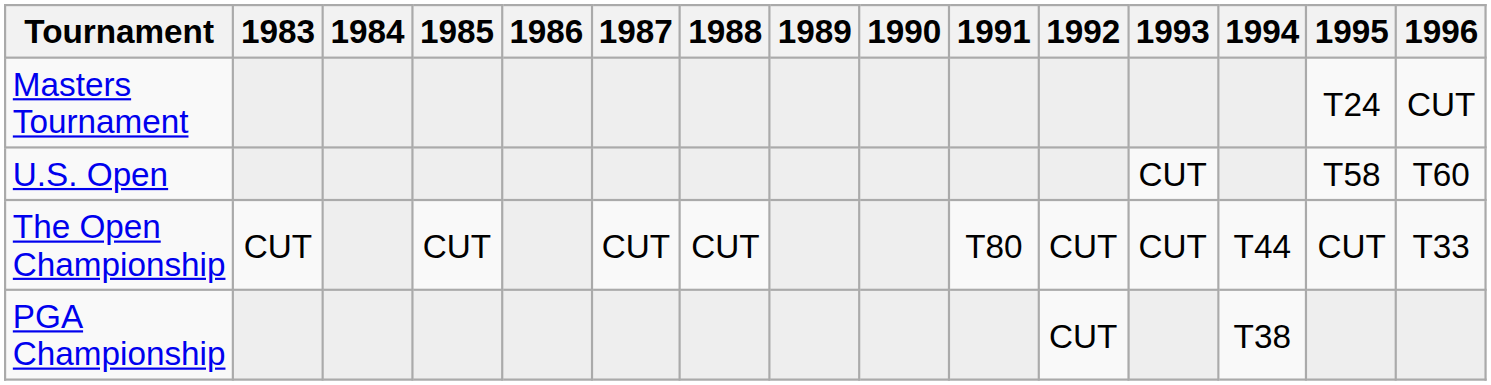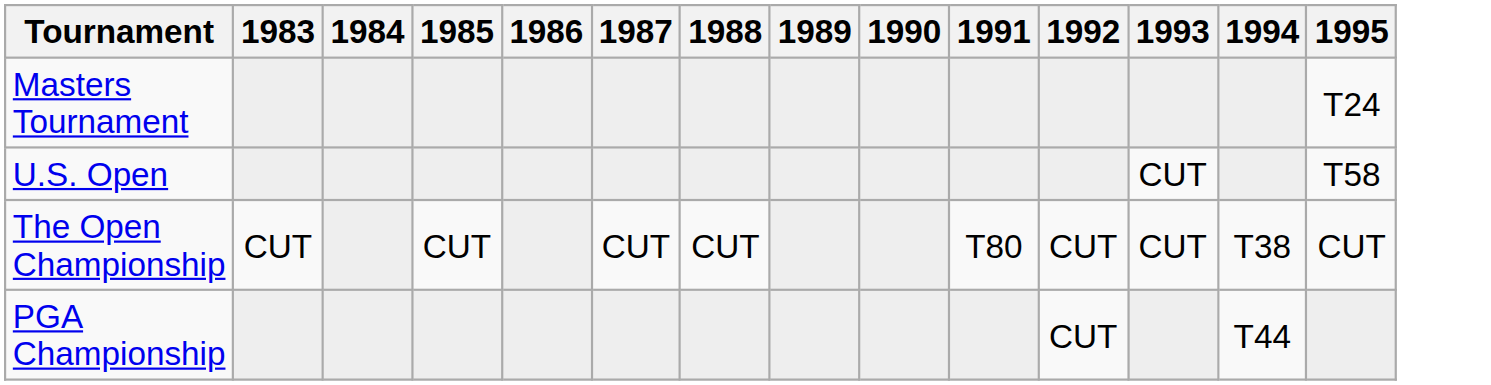- column: (1441, 32)
(1262, 246) T44 -> (1262, 246) T38
(1262, 335) T38 -> (1262, 335) T44
